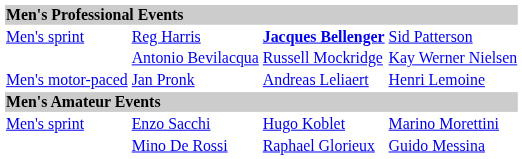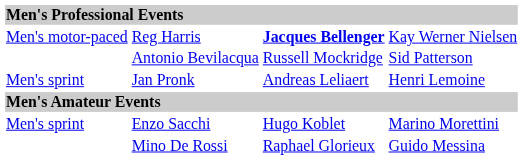(45, 36) Men's sprint -> (67, 36) Men's motor-paced
(431, 36) Sid Patterson -> (453, 36) Kay Werner Nielsen
(453, 58) Kay Werner Nielsen -> (431, 58) Sid Patterson
(67, 80) Men's motor-paced -> (45, 80) Men's sprint
